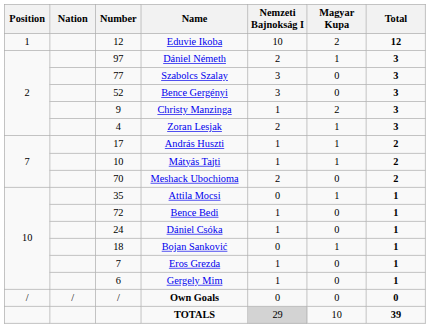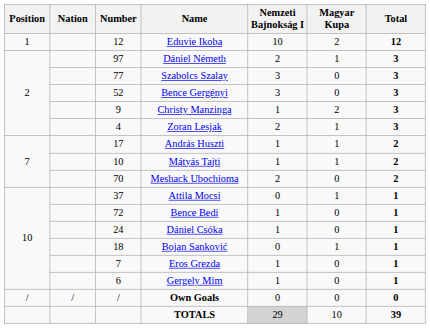(118, 195) 35 -> (118, 195) 37
